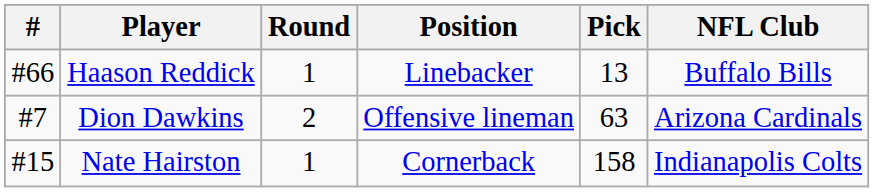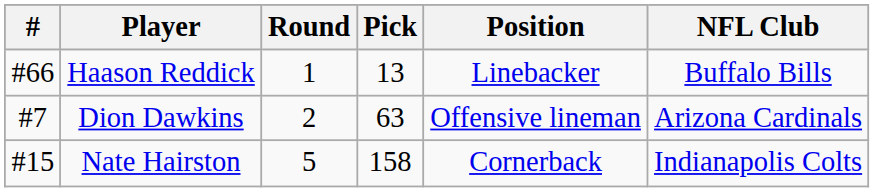columns swapped: (614, 27) <-> (469, 27)
(309, 162) 1 -> (309, 162) 5
